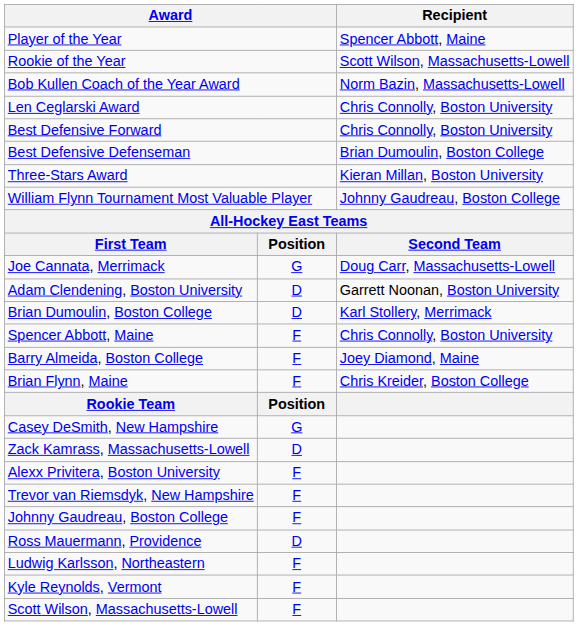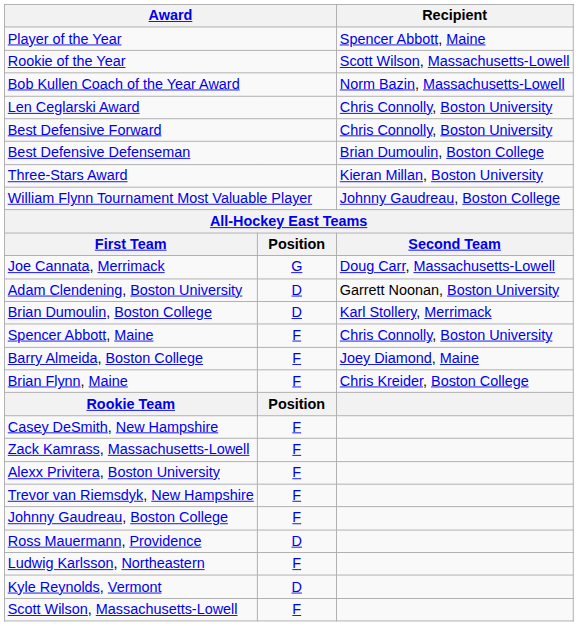(297, 426) G -> (297, 426) F
(297, 449) D -> (297, 449) F
(297, 586) F -> (297, 586) D
